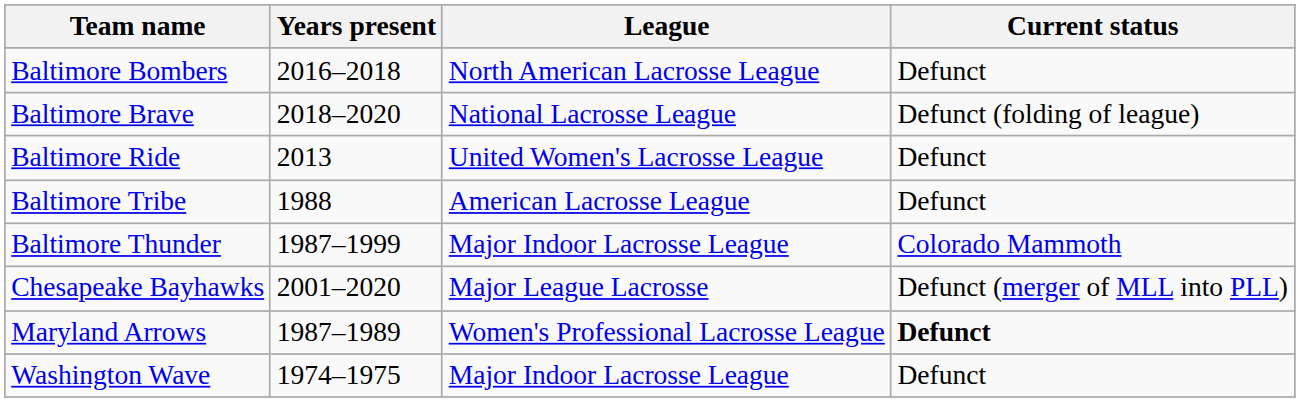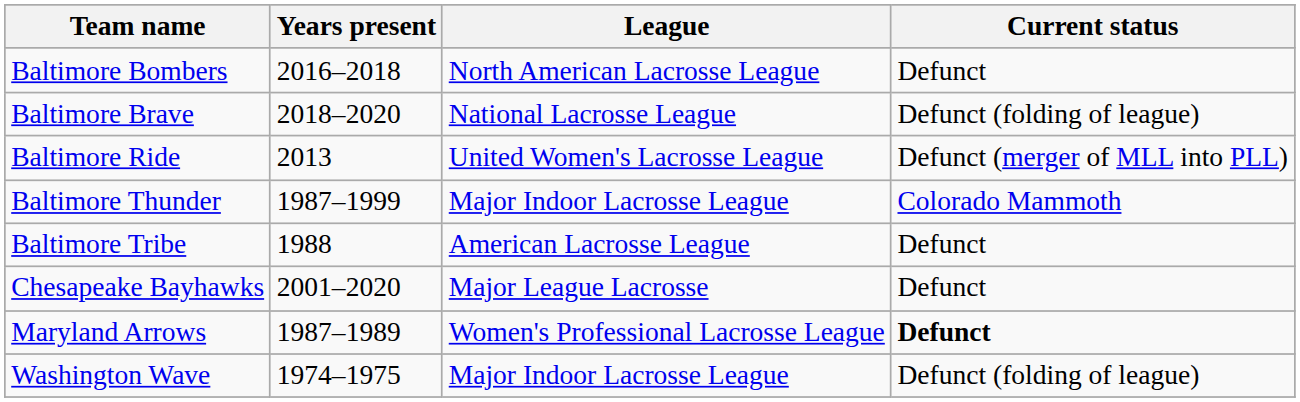(942, 157) Defunct -> (1093, 157) Defunct (merger of MLL into PLL)
rows swapped: (99, 200) <-> (116, 244)
(1093, 288) Defunct (merger of MLL into PLL) -> (942, 288) Defunct
(942, 375) Defunct -> (1048, 375) Defunct (folding of league)
